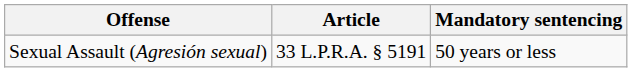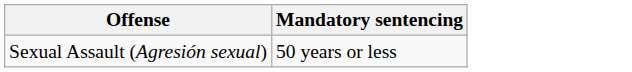- column: (351, 19)
